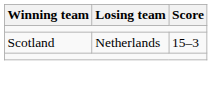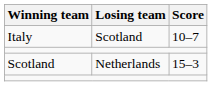+ row: (20, 36)
